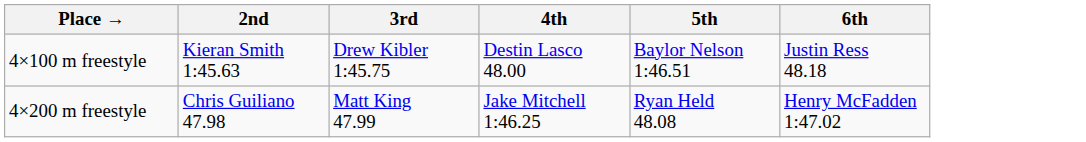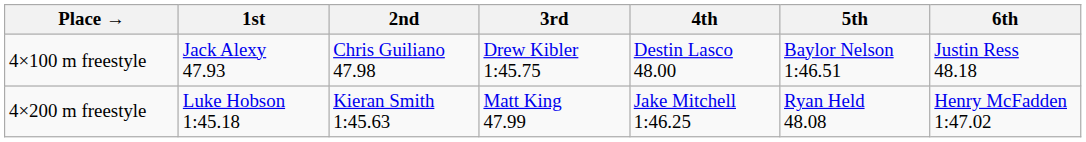+ column: (254, 19)
(233, 60) Kieran Smith 1:45.63 -> (389, 60) Chris Guiliano 47.98
(239, 111) Chris Guiliano 47.98 -> (384, 111) Kieran Smith 1:45.63
